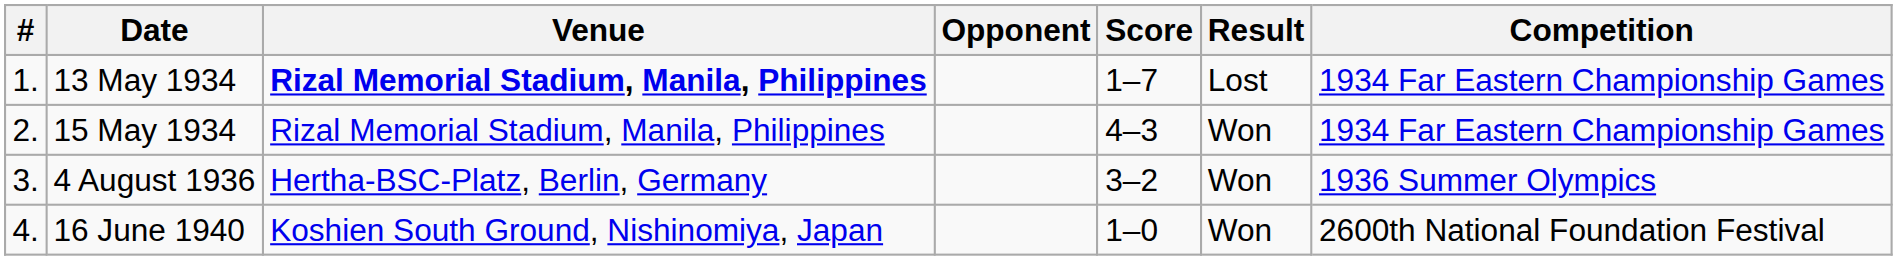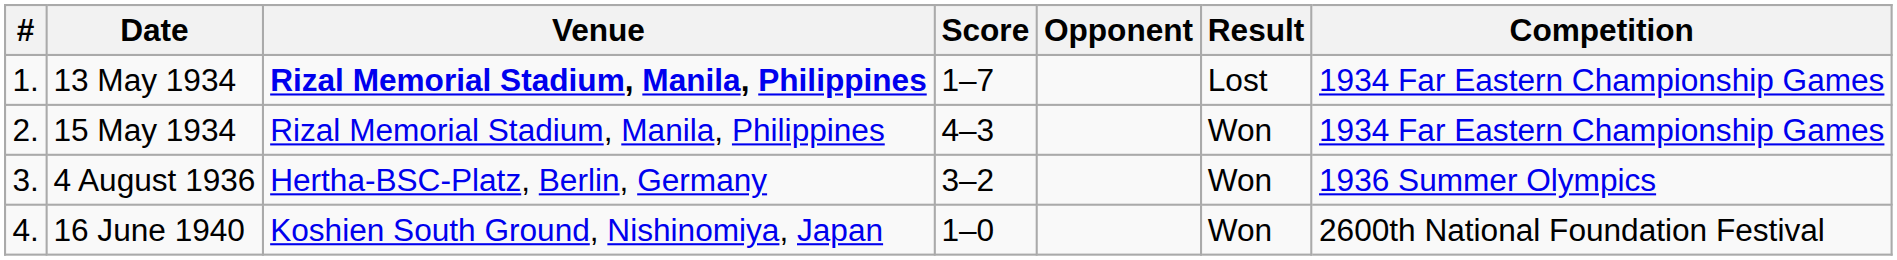columns swapped: (1016, 30) <-> (1149, 30)
